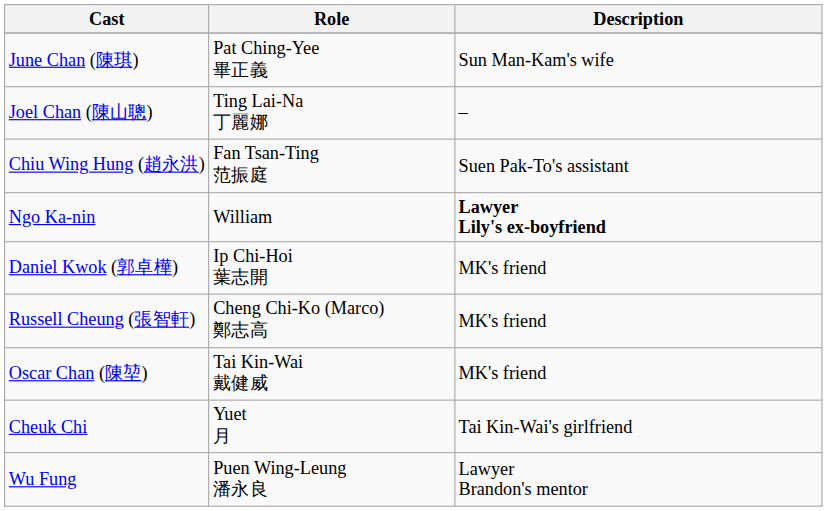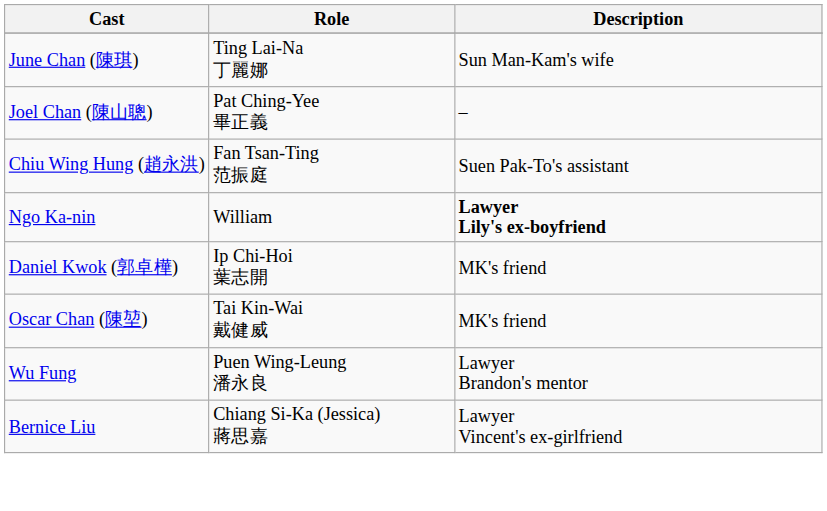(266, 58) Pat Ching-Yee 畢正義 -> (258, 58) Ting Lai-Na 丁麗娜
(258, 111) Ting Lai-Na 丁麗娜 -> (266, 111) Pat Ching-Yee 畢正義
- row: (102, 320)
- row: (48, 426)
+ row: (52, 426)
